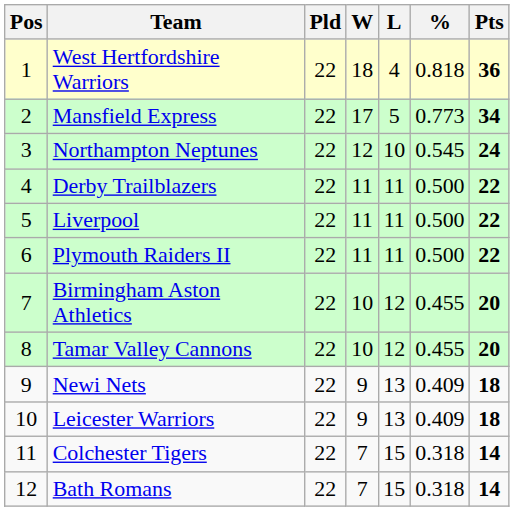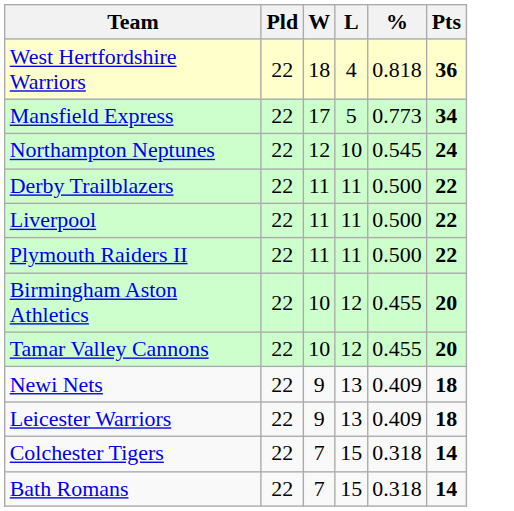- column: (26, 21)
